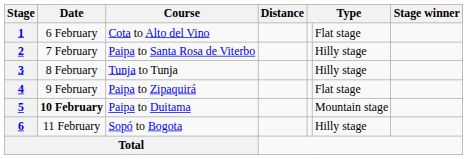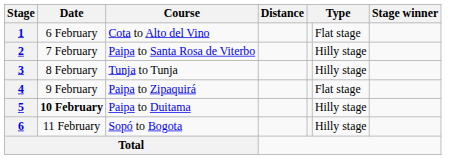(352, 107) Mountain stage -> (341, 107) Hilly stage
